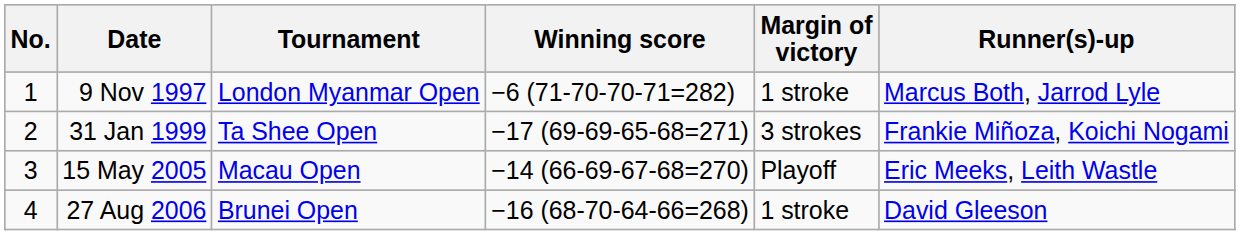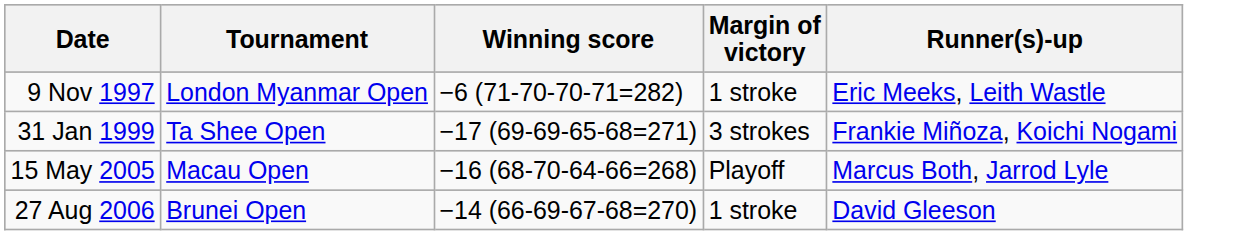- column: (31, 39)
(1022, 92) Marcus Both, Jarrod Lyle -> (969, 92) Eric Meeks, Leith Wastle
(620, 171) −14 (66-69-67-68=270) -> (568, 171) −16 (68-70-64-66=268)
(1021, 171) Eric Meeks, Leith Wastle -> (970, 171) Marcus Both, Jarrod Lyle
(620, 210) −16 (68-70-64-66=268) -> (568, 210) −14 (66-69-67-68=270)
